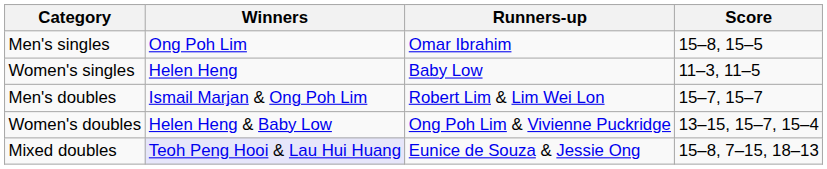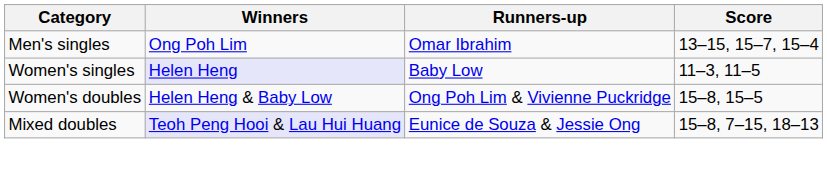(721, 44) 15–8, 15–5 -> (749, 44) 13–15, 15–7, 15–4
(193, 71) no background -> (193, 71) lavender background
- row: (62, 97)
(749, 124) 13–15, 15–7, 15–4 -> (721, 97) 15–8, 15–5
